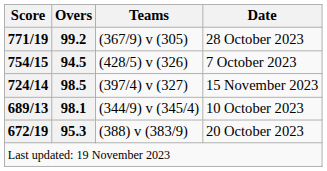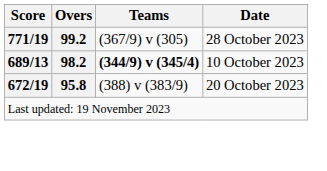- row: (251, 62)
- row: (262, 85)
(74, 108) 98.1 -> (74, 62) 98.2
(149, 108) normal -> (149, 62) bold
(74, 131) 95.3 -> (74, 85) 95.8
